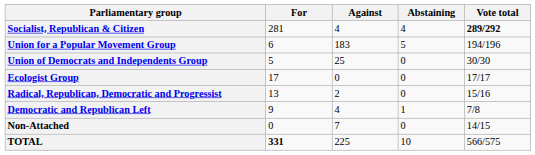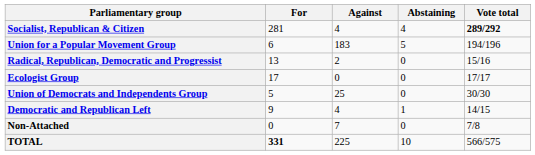rows swapped: (107, 61) <-> (115, 93)
(473, 110) 7/8 -> (478, 110) 14/15
(478, 126) 14/15 -> (473, 126) 7/8
